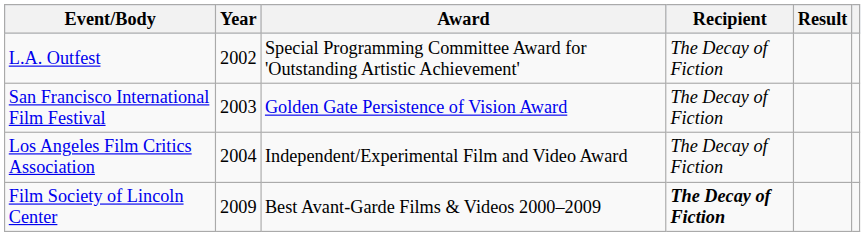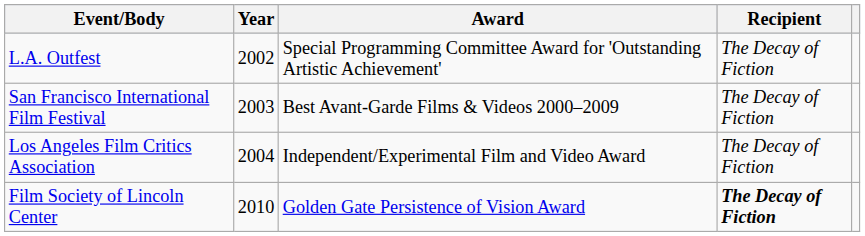- column: (823, 18)
(416, 107) Golden Gate Persistence of Vision Award -> (451, 107) Best Avant-Garde Films & Videos 2000–2009
(238, 206) 2009 -> (256, 206) 2010
(433, 206) Best Avant-Garde Films & Videos 2000–2009 -> (434, 206) Golden Gate Persistence of Vision Award
